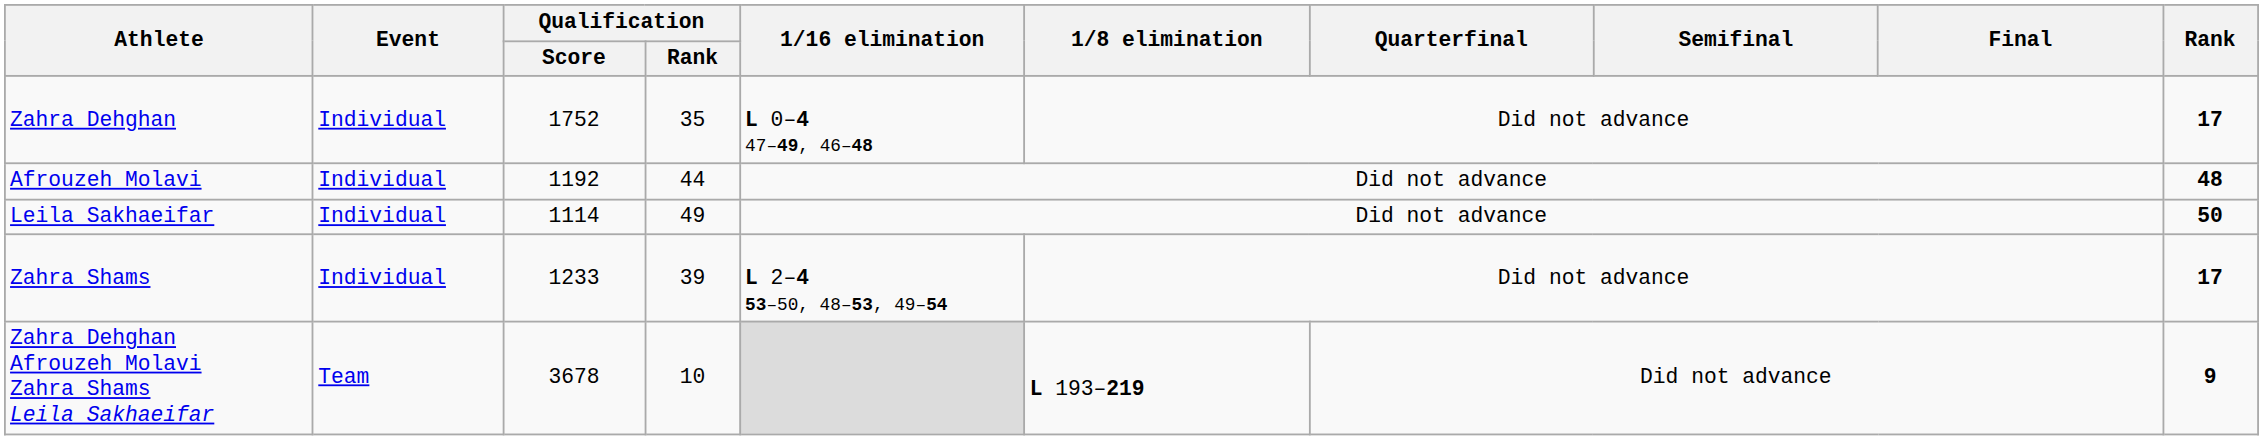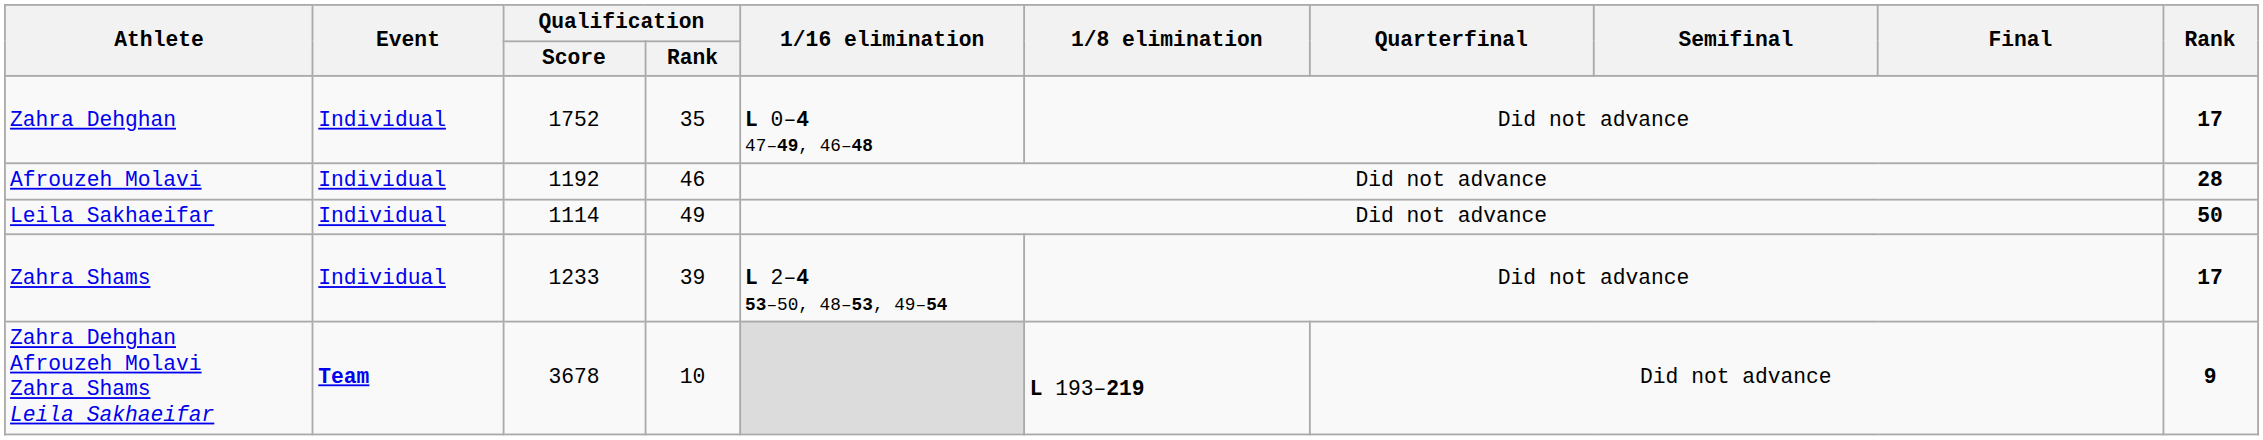(693, 181) 44 -> (693, 181) 46
(2210, 181) 48 -> (2210, 181) 28
(344, 377) normal -> (344, 377) bold
